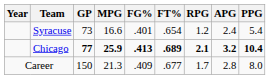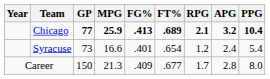rows swapped: (52, 31) <-> (51, 48)
